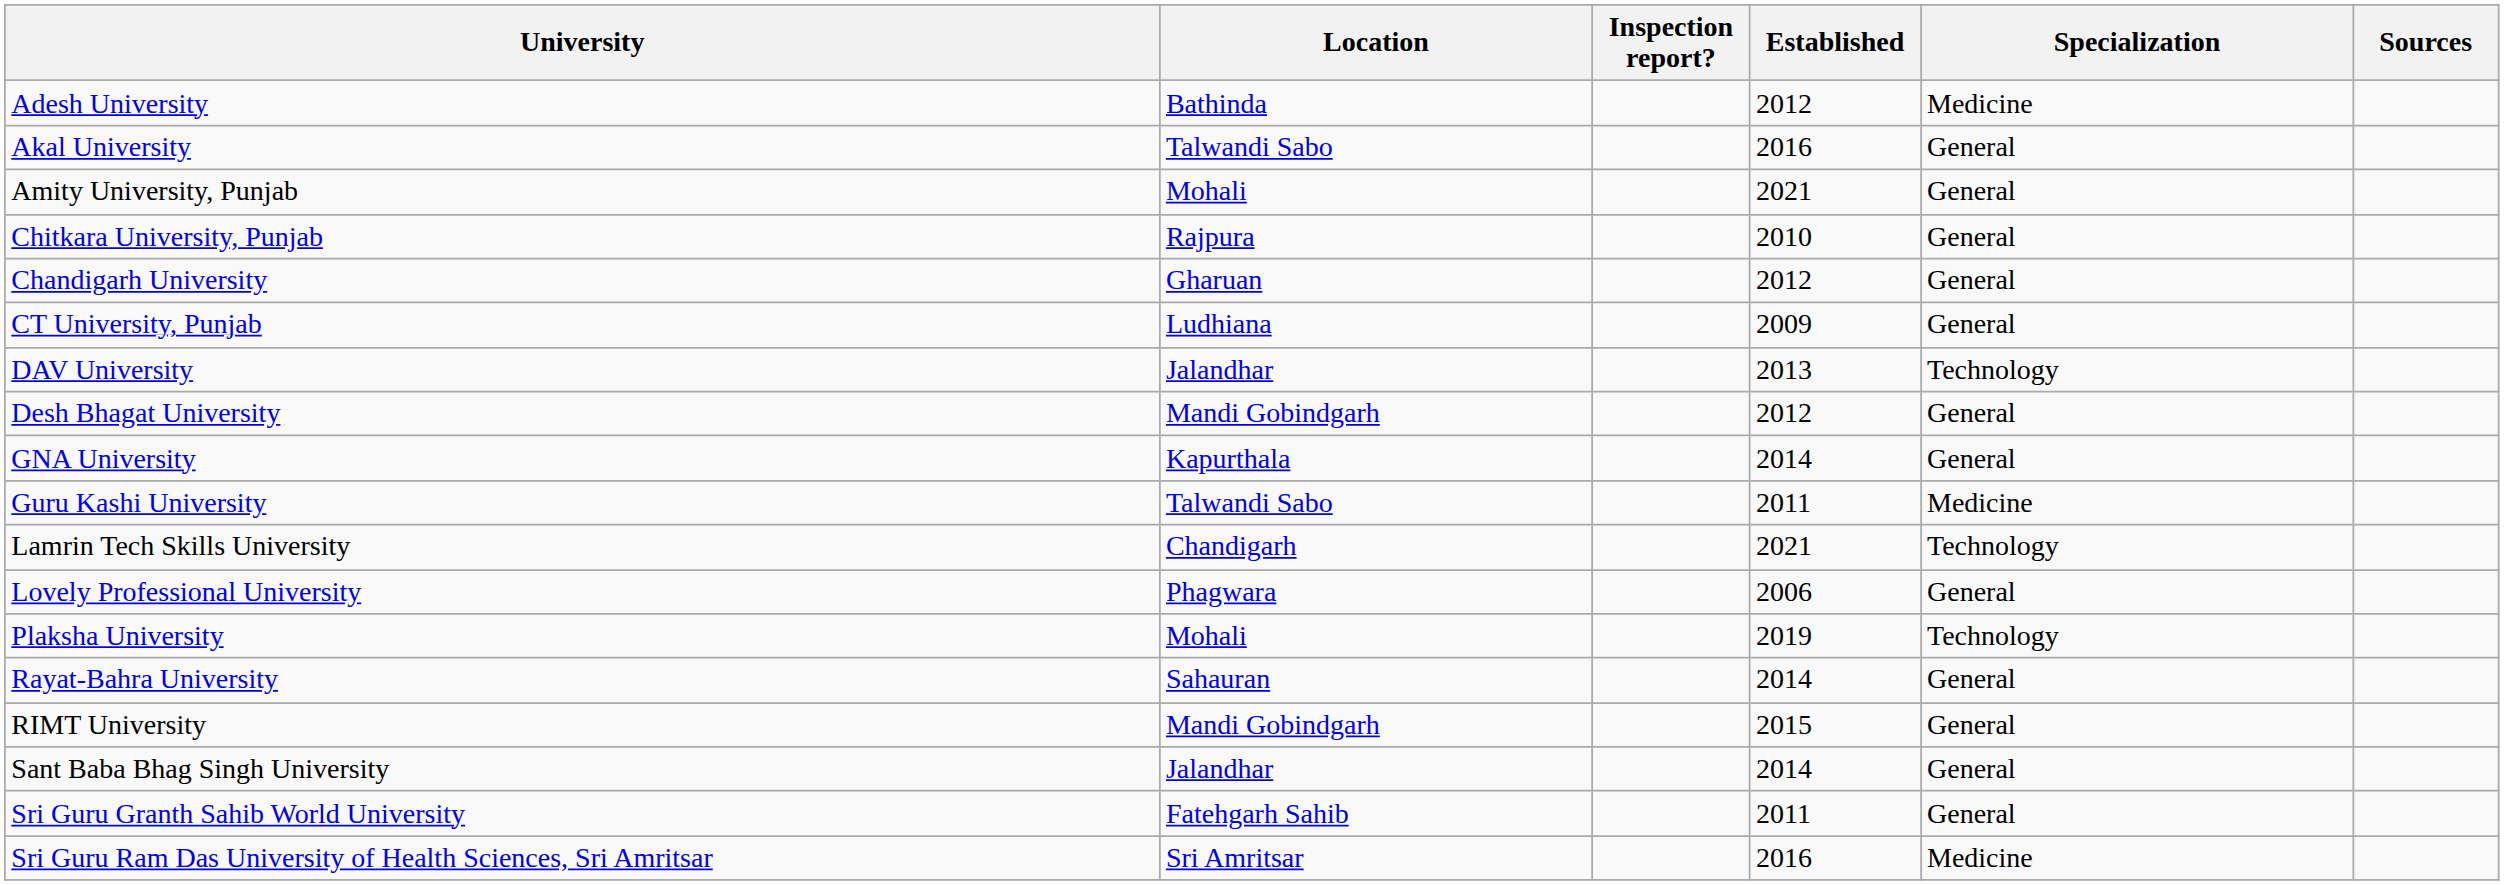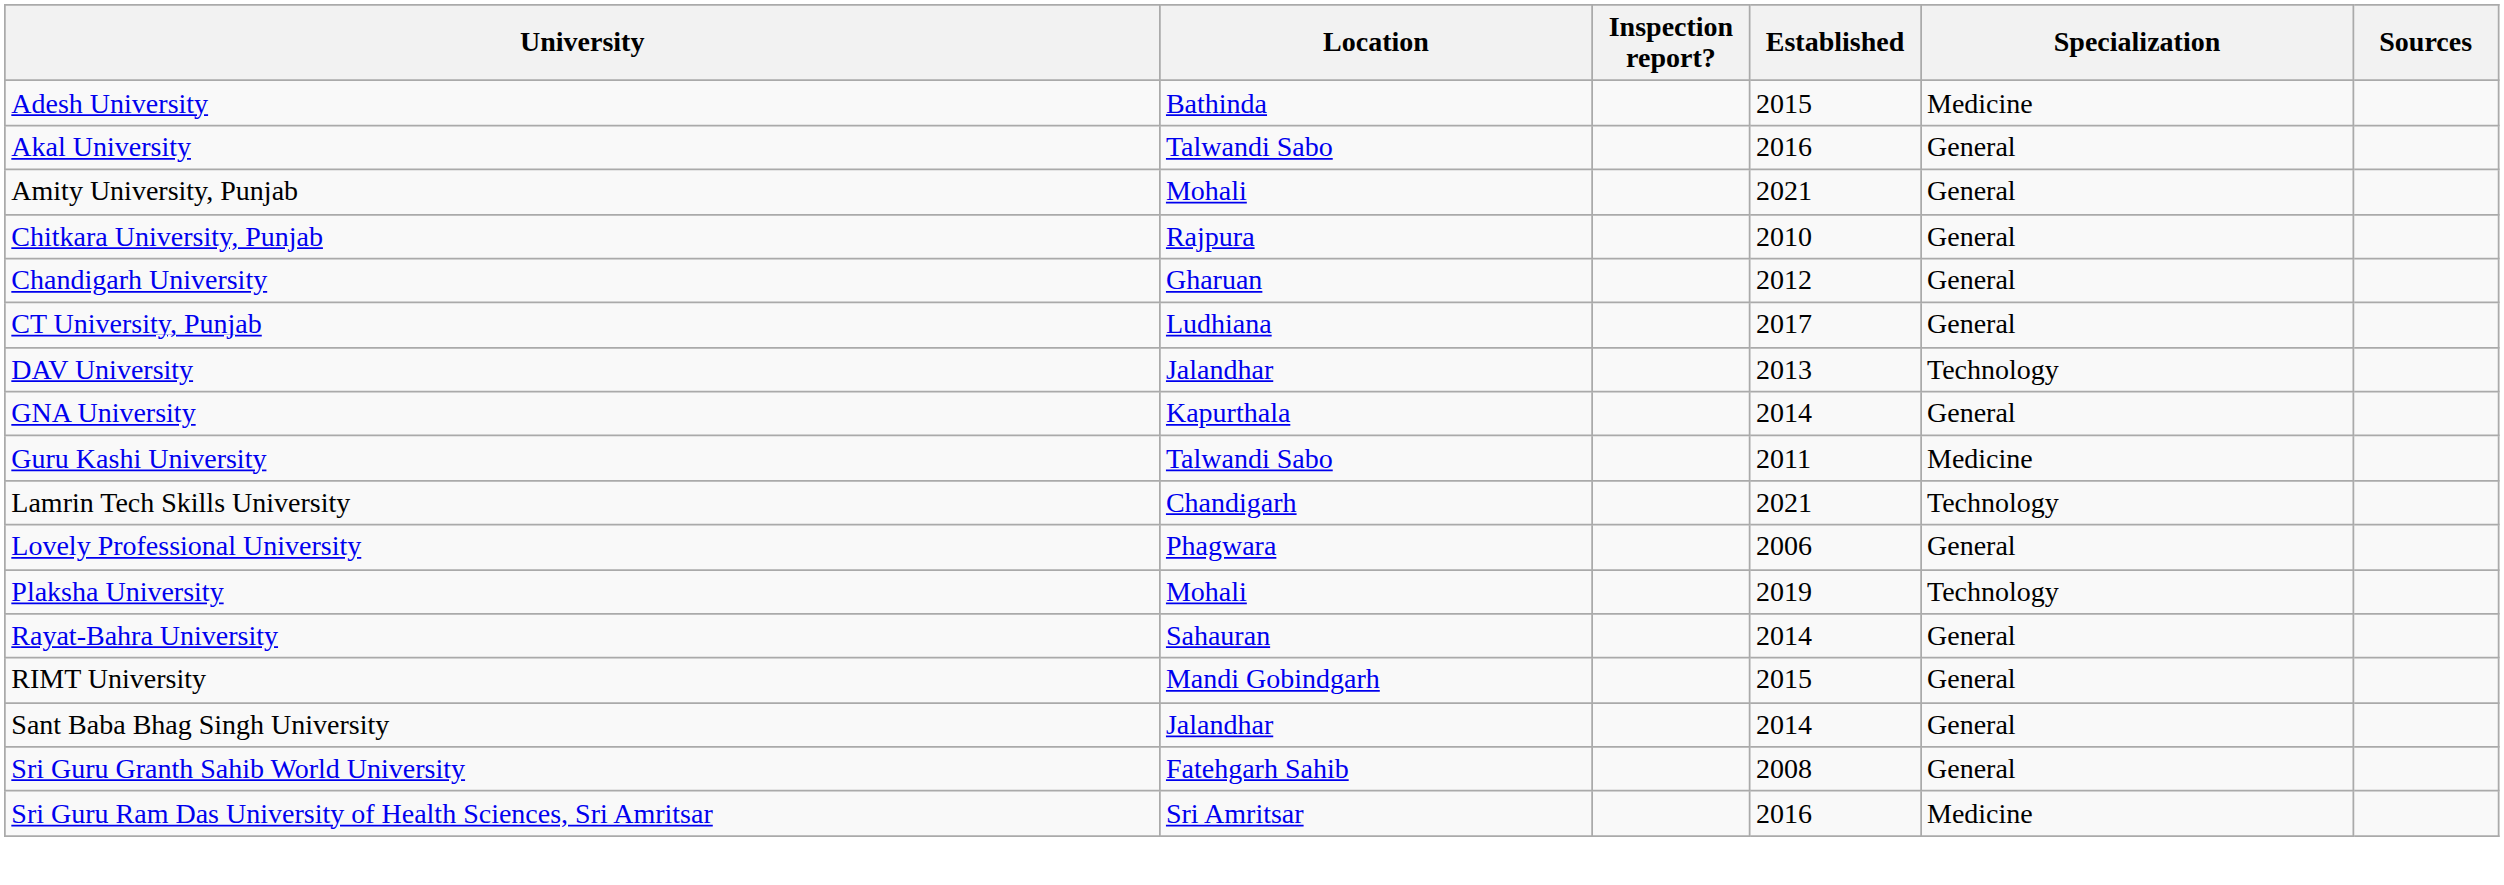(1784, 102) 2012 -> (1784, 102) 2015
(1784, 324) 2009 -> (1784, 324) 2017
- row: (146, 413)
(1783, 813) 2011 -> (1784, 768) 2008
